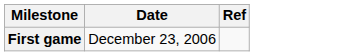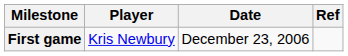+ column: (131, 16)
